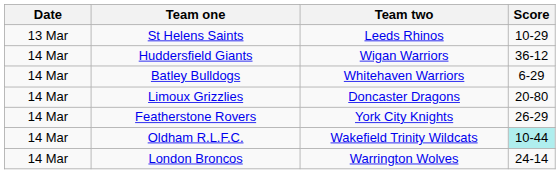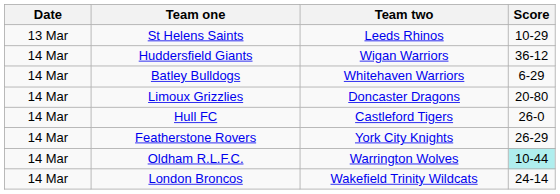+ row: (196, 117)
(404, 138) Wakefield Trinity Wildcats -> (404, 158) Warrington Wolves
(404, 158) Warrington Wolves -> (404, 179) Wakefield Trinity Wildcats
